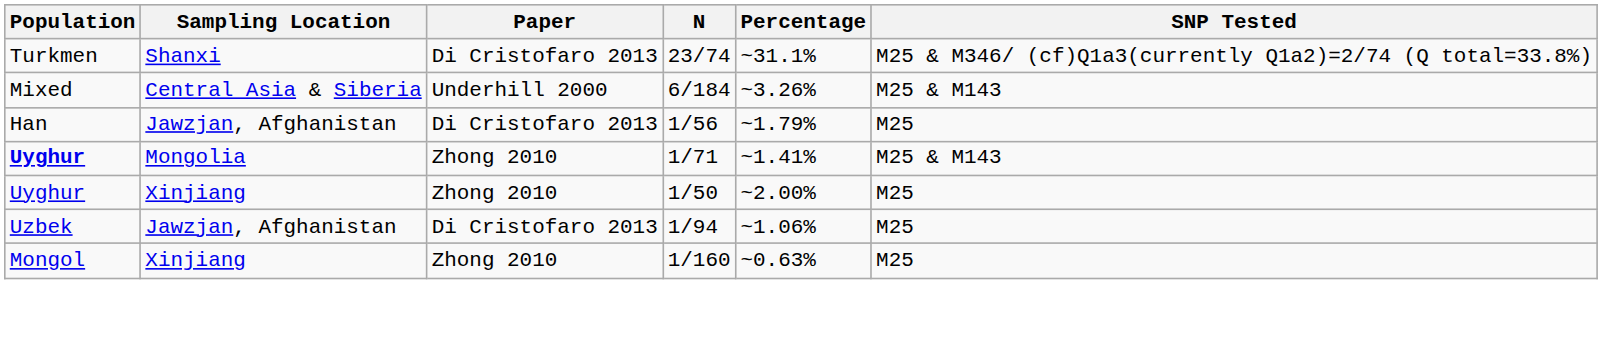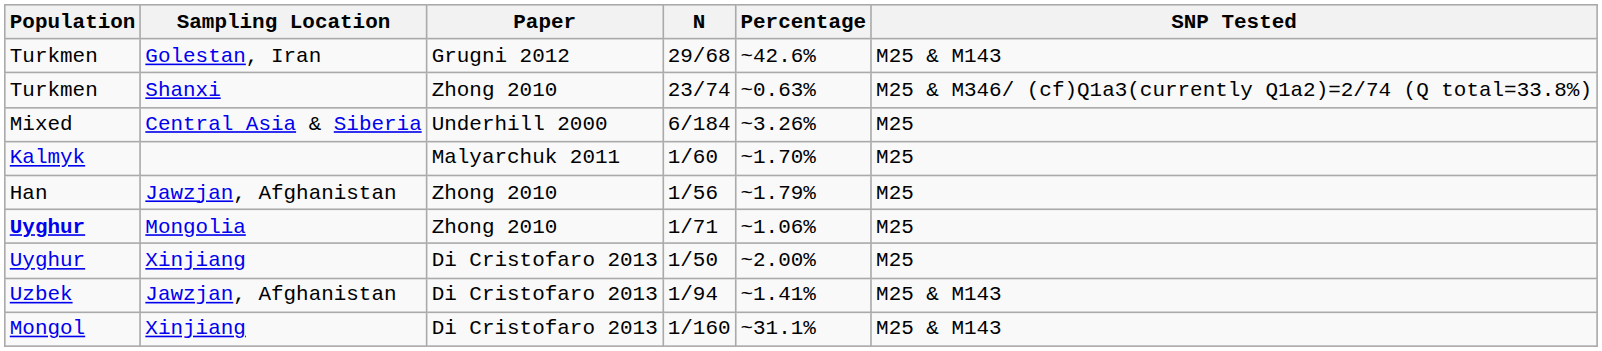+ row: (699, 56)
(545, 56) Di Cristofaro 2013 -> (494, 90) Zhong 2010
(778, 56) ~31.1% -> (778, 90) ~0.63%
(939, 90) M25 & M143 -> (895, 124) M25
+ row: (693, 158)
(545, 124) Di Cristofaro 2013 -> (494, 192) Zhong 2010
(778, 158) ~1.41% -> (778, 227) ~1.06%
(939, 158) M25 & M143 -> (895, 227) M25
(494, 192) Zhong 2010 -> (545, 261) Di Cristofaro 2013
(778, 227) ~1.06% -> (778, 295) ~1.41%
(895, 227) M25 -> (939, 295) M25 & M143
(494, 261) Zhong 2010 -> (545, 329) Di Cristofaro 2013
(778, 261) ~0.63% -> (778, 329) ~31.1%
(895, 261) M25 -> (939, 329) M25 & M143
